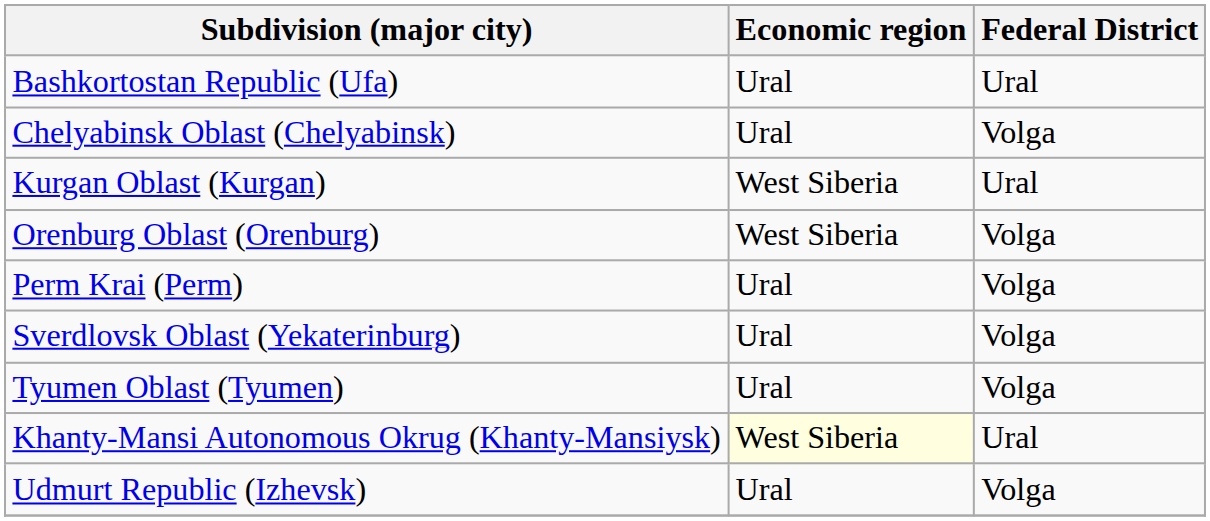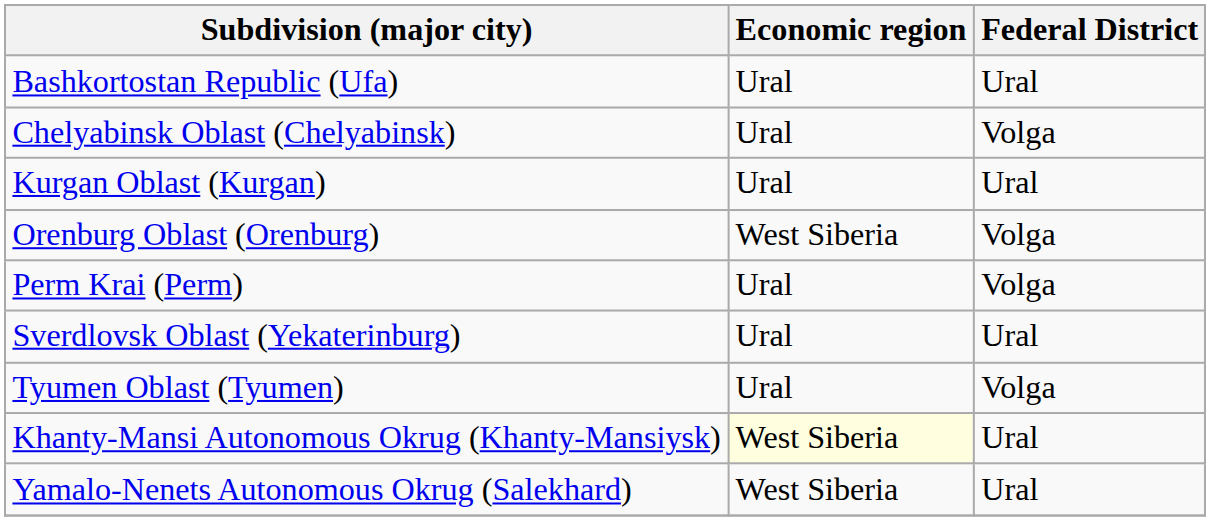(817, 183) West Siberia -> (764, 183) Ural
(1018, 336) Volga -> (1010, 336) Ural
+ row: (322, 489)
- row: (189, 489)
